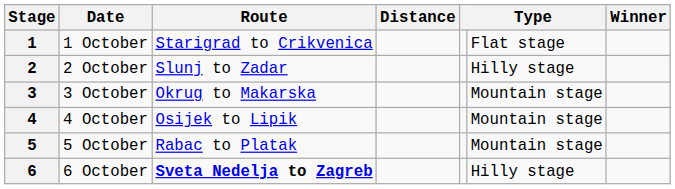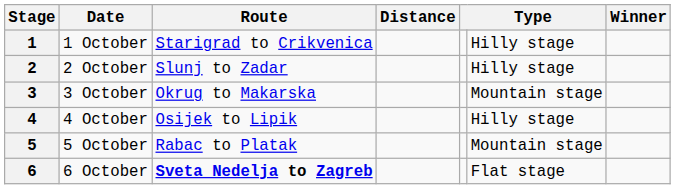(518, 43) Flat stage -> (523, 43) Hilly stage
(537, 120) Mountain stage -> (523, 120) Hilly stage
(523, 171) Hilly stage -> (518, 171) Flat stage
